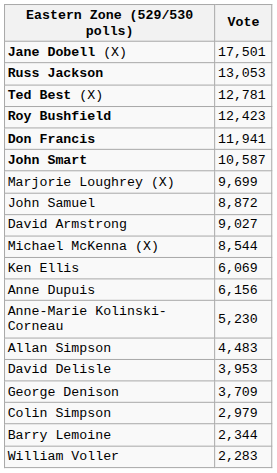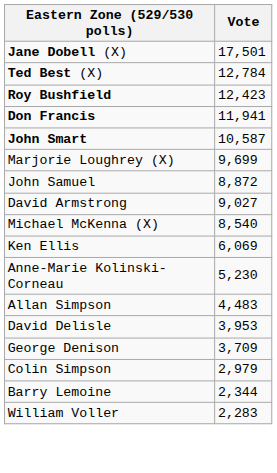- row: (55, 74)
(242, 95) 12,781 -> (242, 74) 12,784
(238, 247) 8,544 -> (238, 225) 8,540
- row: (51, 290)
